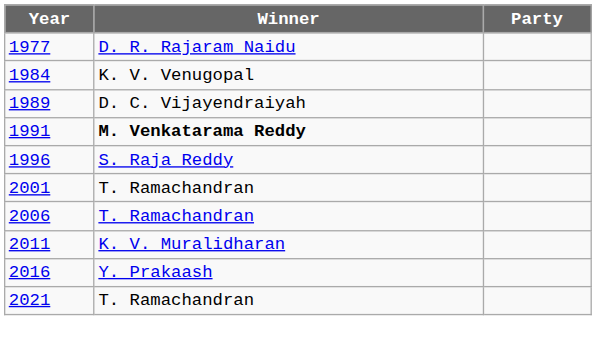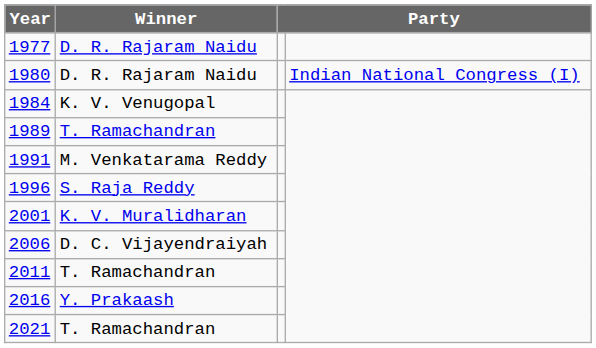+ row: (30, 75)
(202, 103) D. C. Vijayendraiyah -> (138, 131) T. Ramachandran
(202, 131) bold -> (163, 160) normal
(176, 188) T. Ramachandran -> (153, 216) K. V. Muralidharan
(176, 216) T. Ramachandran -> (163, 244) D. C. Vijayendraiyah
(192, 244) K. V. Muralidharan -> (138, 272) T. Ramachandran
